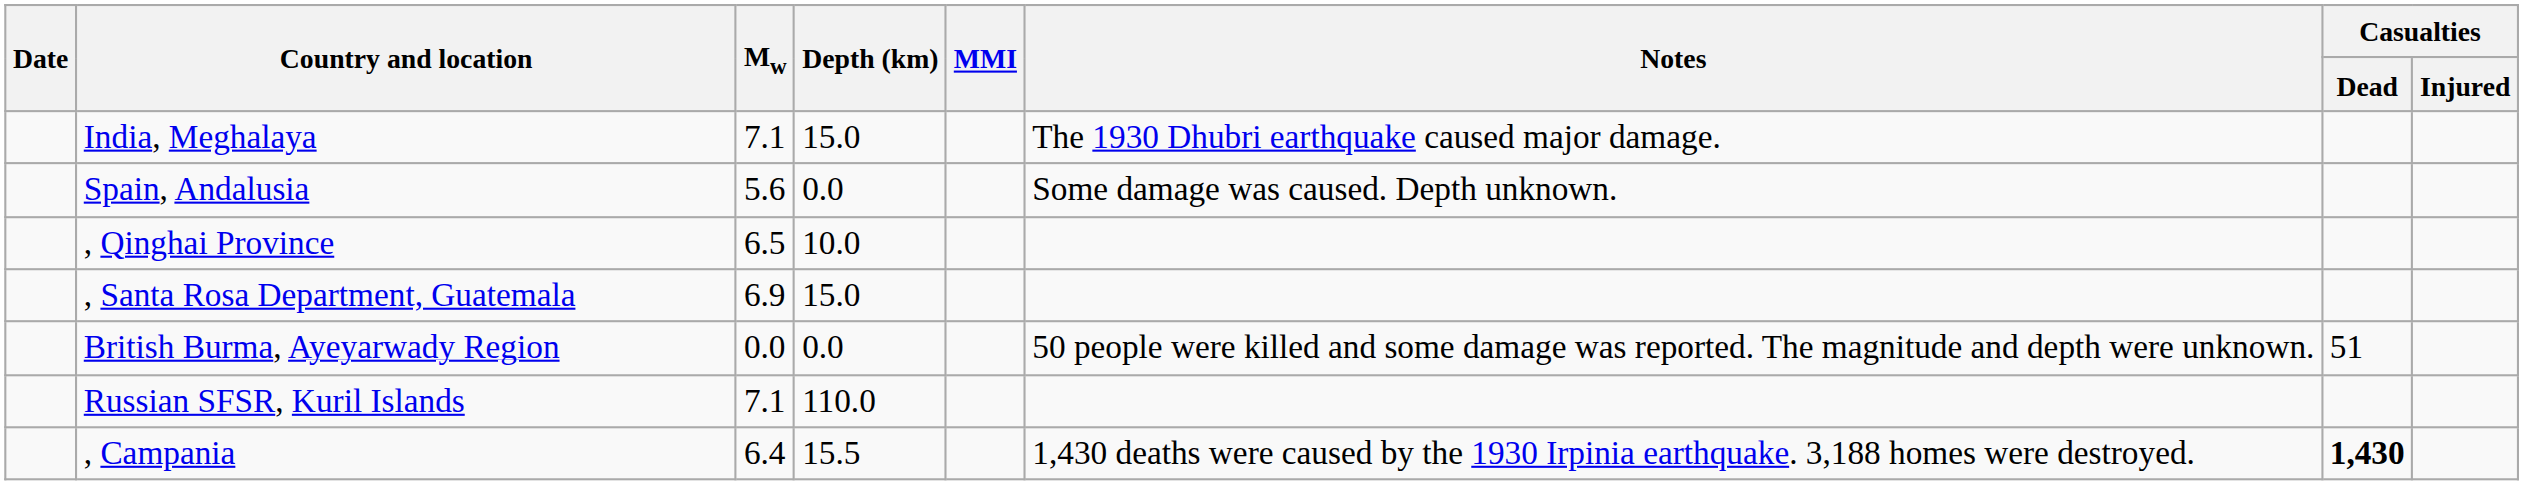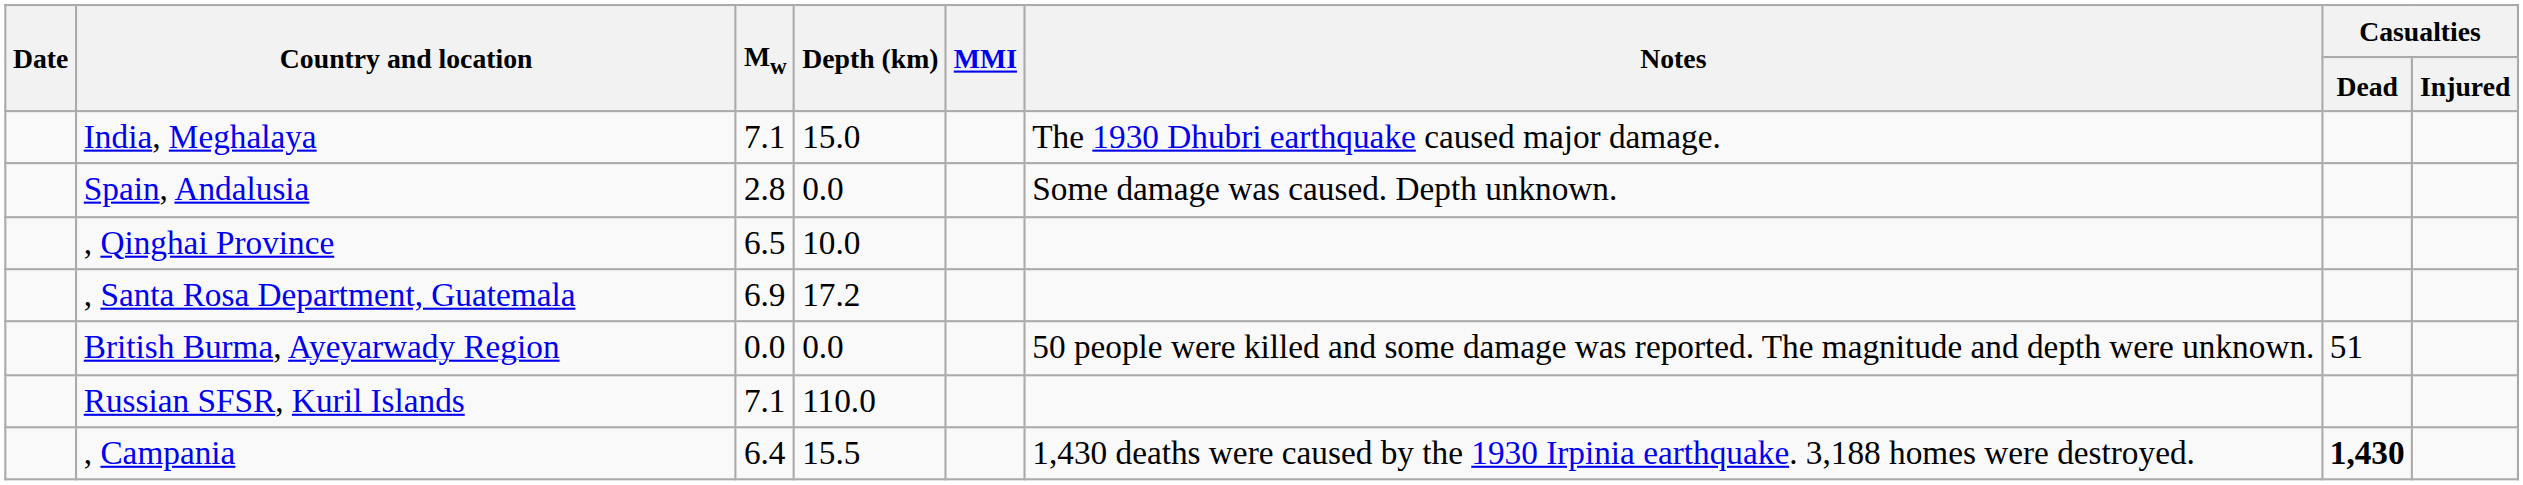(765, 189) 5.6 -> (765, 189) 2.8
(831, 294) 15.0 -> (831, 294) 17.2
